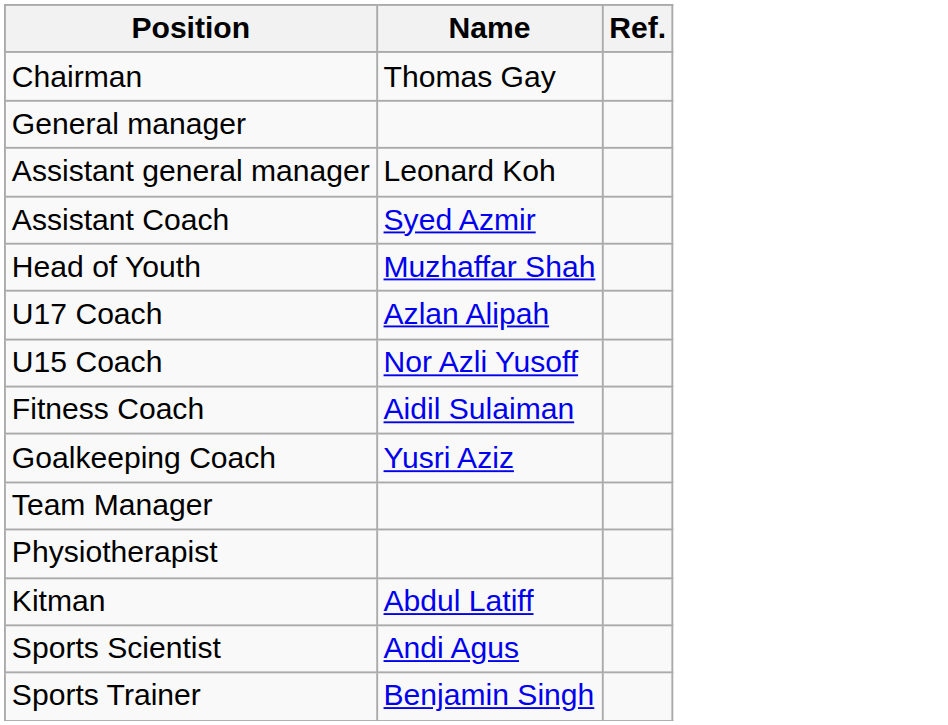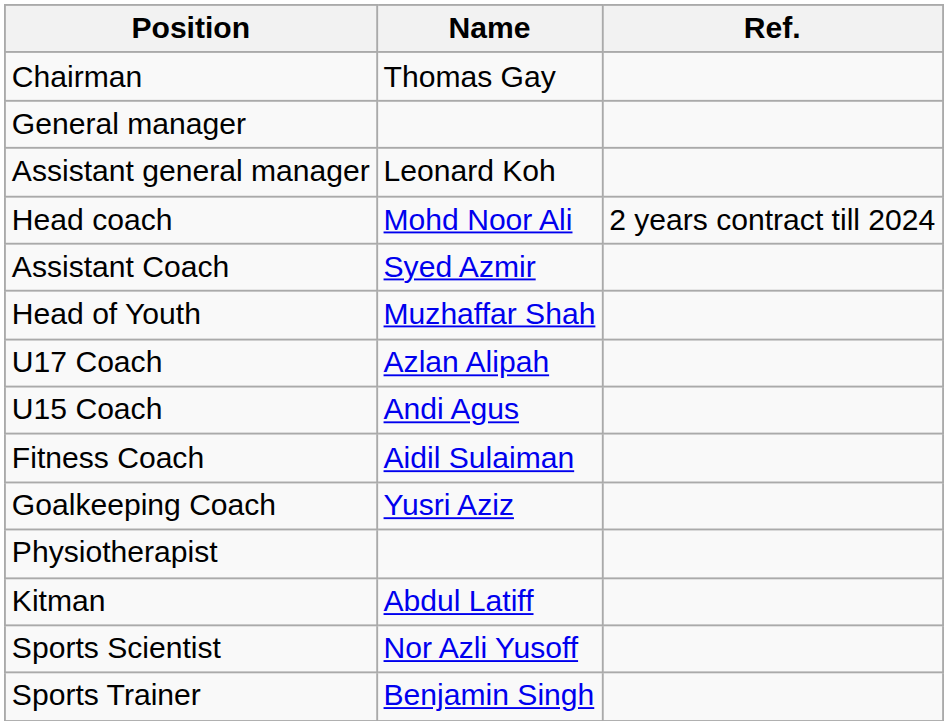+ row: (92, 219)
(481, 362) Nor Azli Yusoff -> (451, 409) Andi Agus
- row: (112, 505)
(451, 648) Andi Agus -> (481, 648) Nor Azli Yusoff
